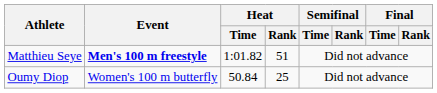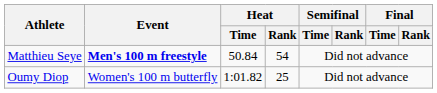(243, 56) 1:01.82 -> (243, 56) 50.84
(282, 56) 51 -> (282, 56) 54
(243, 77) 50.84 -> (243, 77) 1:01.82
